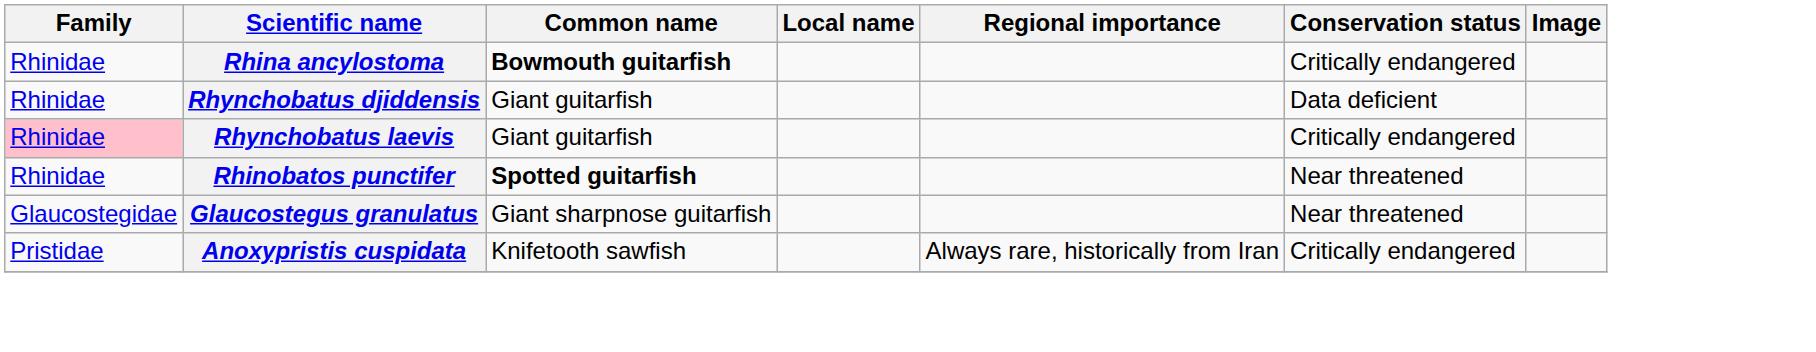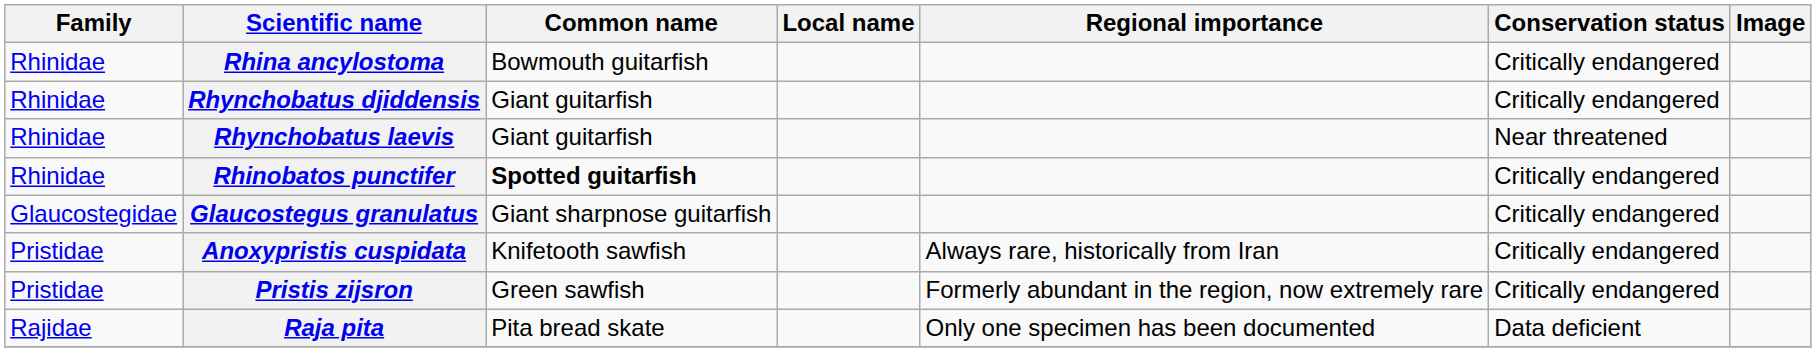(611, 61) bold -> (600, 61) normal
(1363, 99) Data deficient -> (1607, 99) Critically endangered
(58, 137) pink background -> (58, 137) no background
(1403, 137) Critically endangered -> (1581, 137) Near threatened
(1377, 175) Near threatened -> (1607, 175) Critically endangered
(1377, 213) Near threatened -> (1607, 213) Critically endangered
+ row: (334, 289)
+ row: (334, 328)
